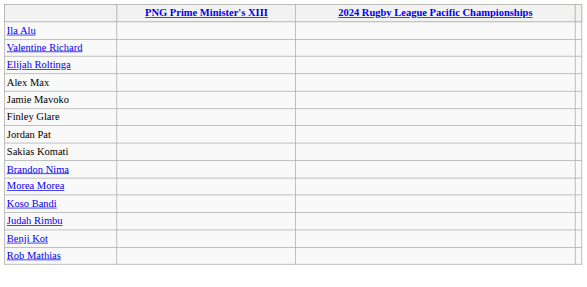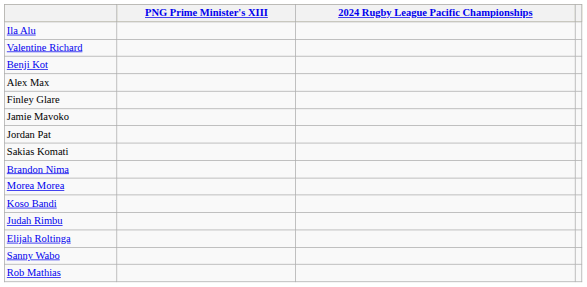rows swapped: (27, 238) <-> (39, 65)
rows swapped: (38, 100) <-> (33, 117)
+ row: (33, 256)
